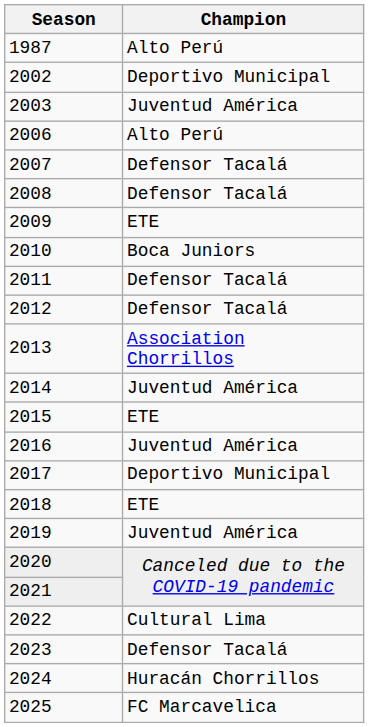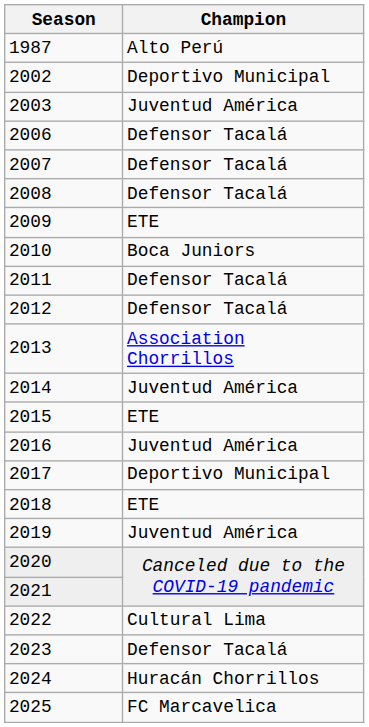(175, 135) Alto Perú -> (207, 135) Defensor Tacalá
